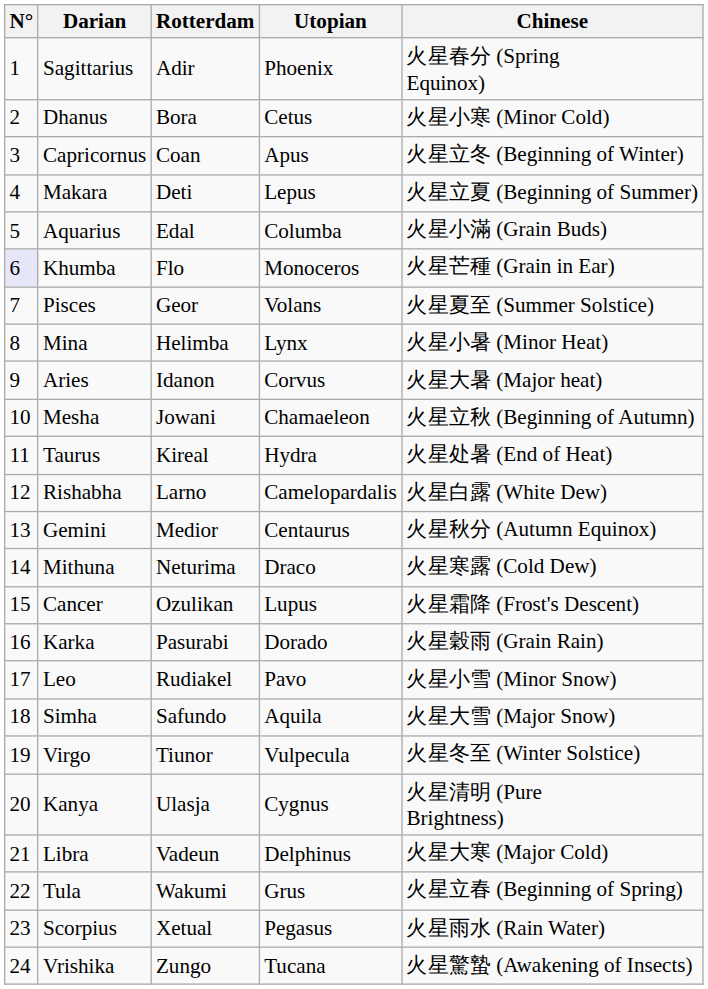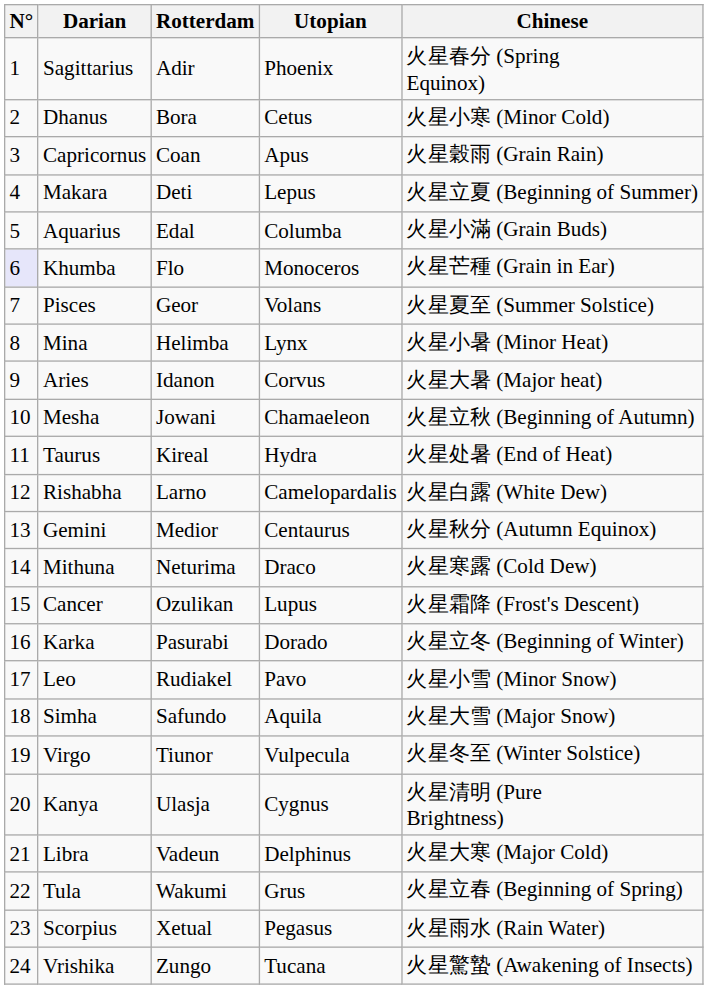(545, 154) 火星立冬 (Beginning of Winter) -> (505, 154) 火星穀雨 (Grain Rain)
(505, 641) 火星穀雨 (Grain Rain) -> (545, 641) 火星立冬 (Beginning of Winter)
